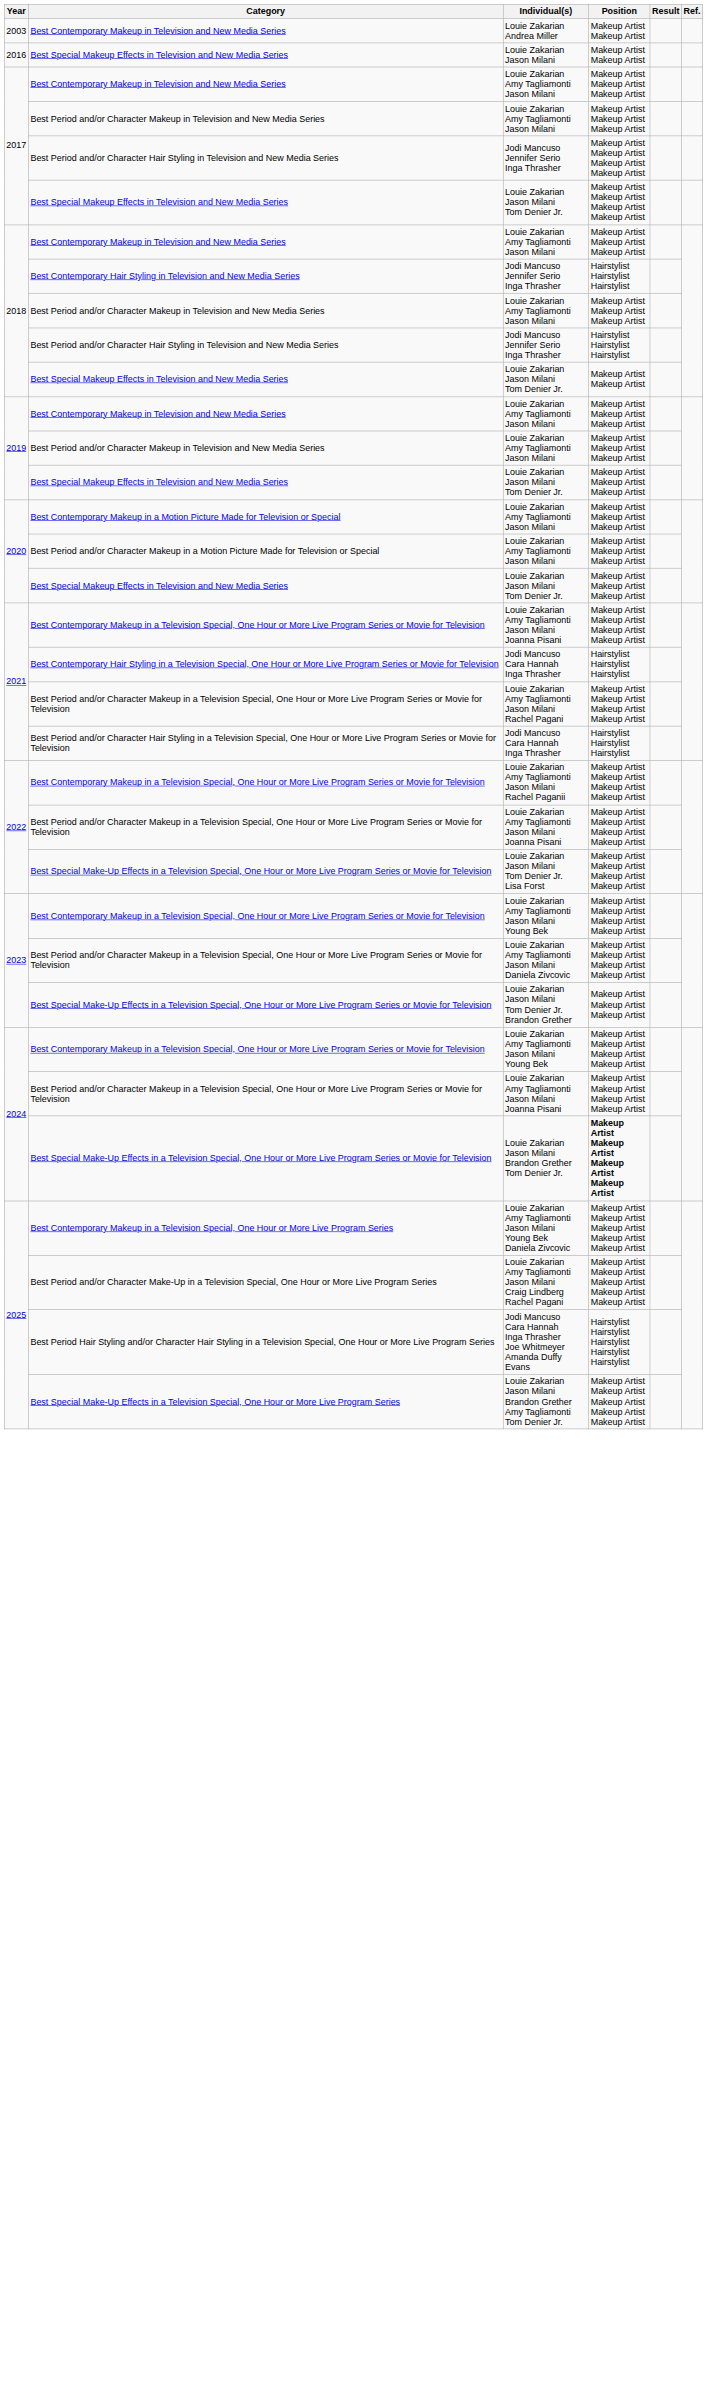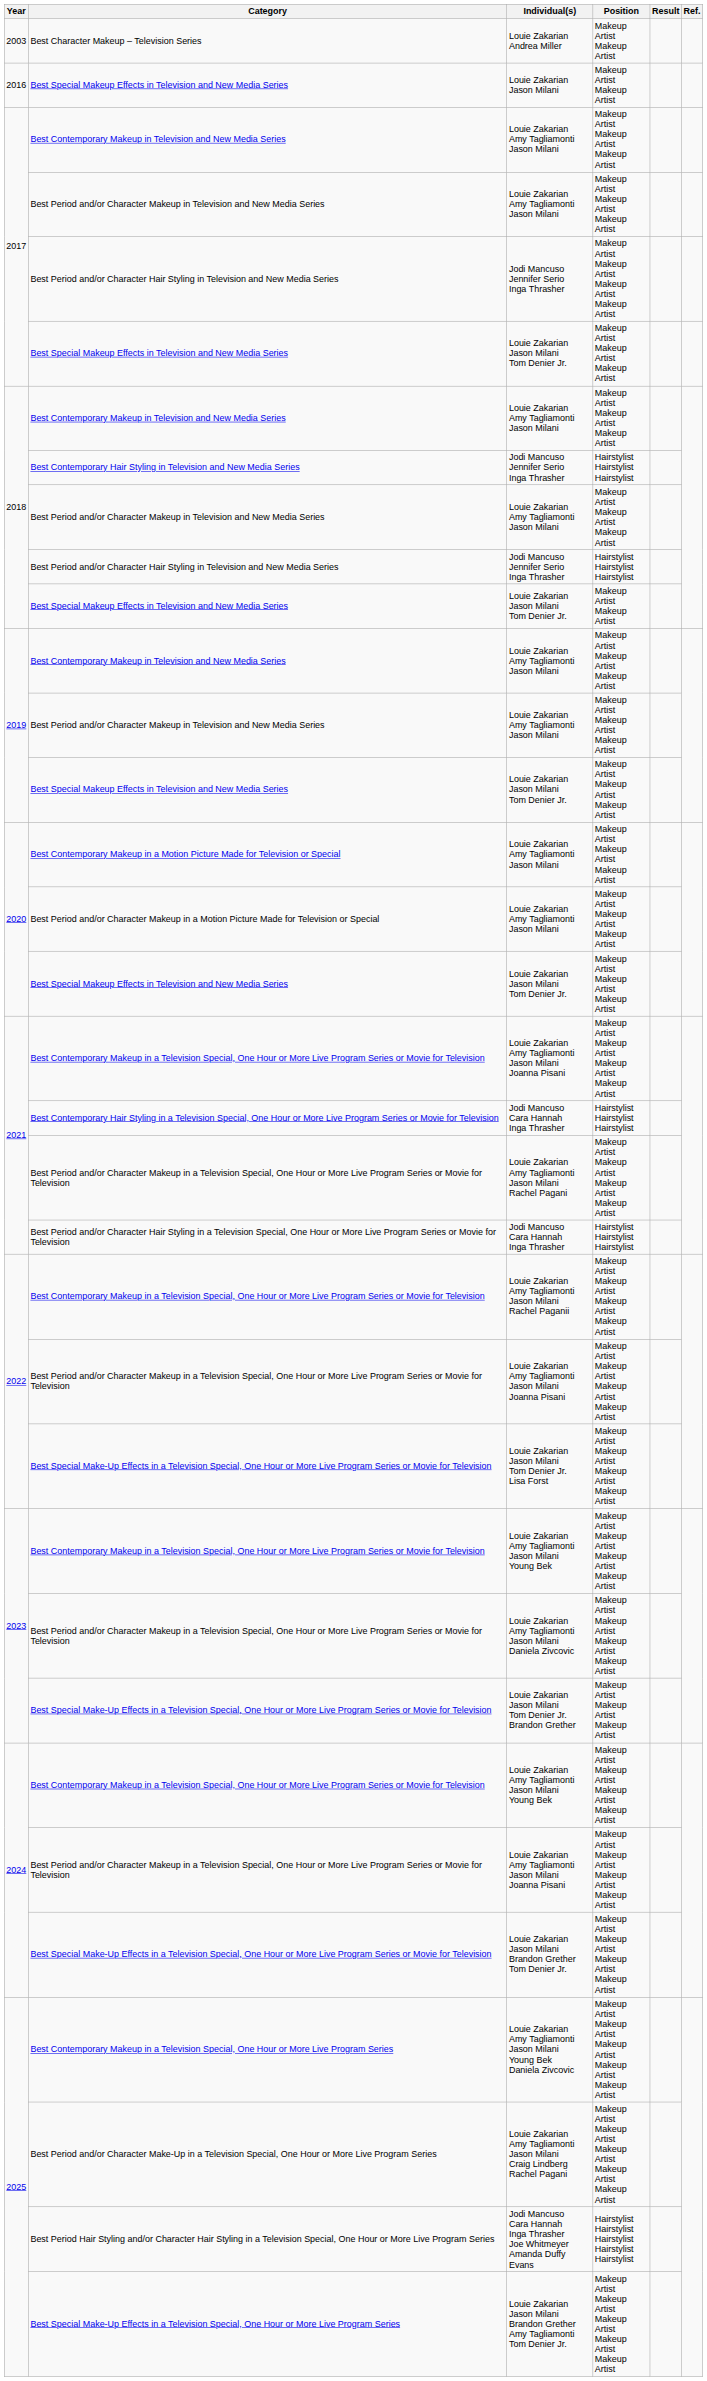(158, 30) Best Contemporary Makeup in Television and New Media Series -> (116, 40) Best Character Makeup – Television Series
(618, 202) Makeup Artist Makeup Artist Makeup Artist Makeup Artist -> (611, 353) Makeup Artist Makeup Artist Makeup Artist
(607, 1158) bold -> (611, 1954) normal
